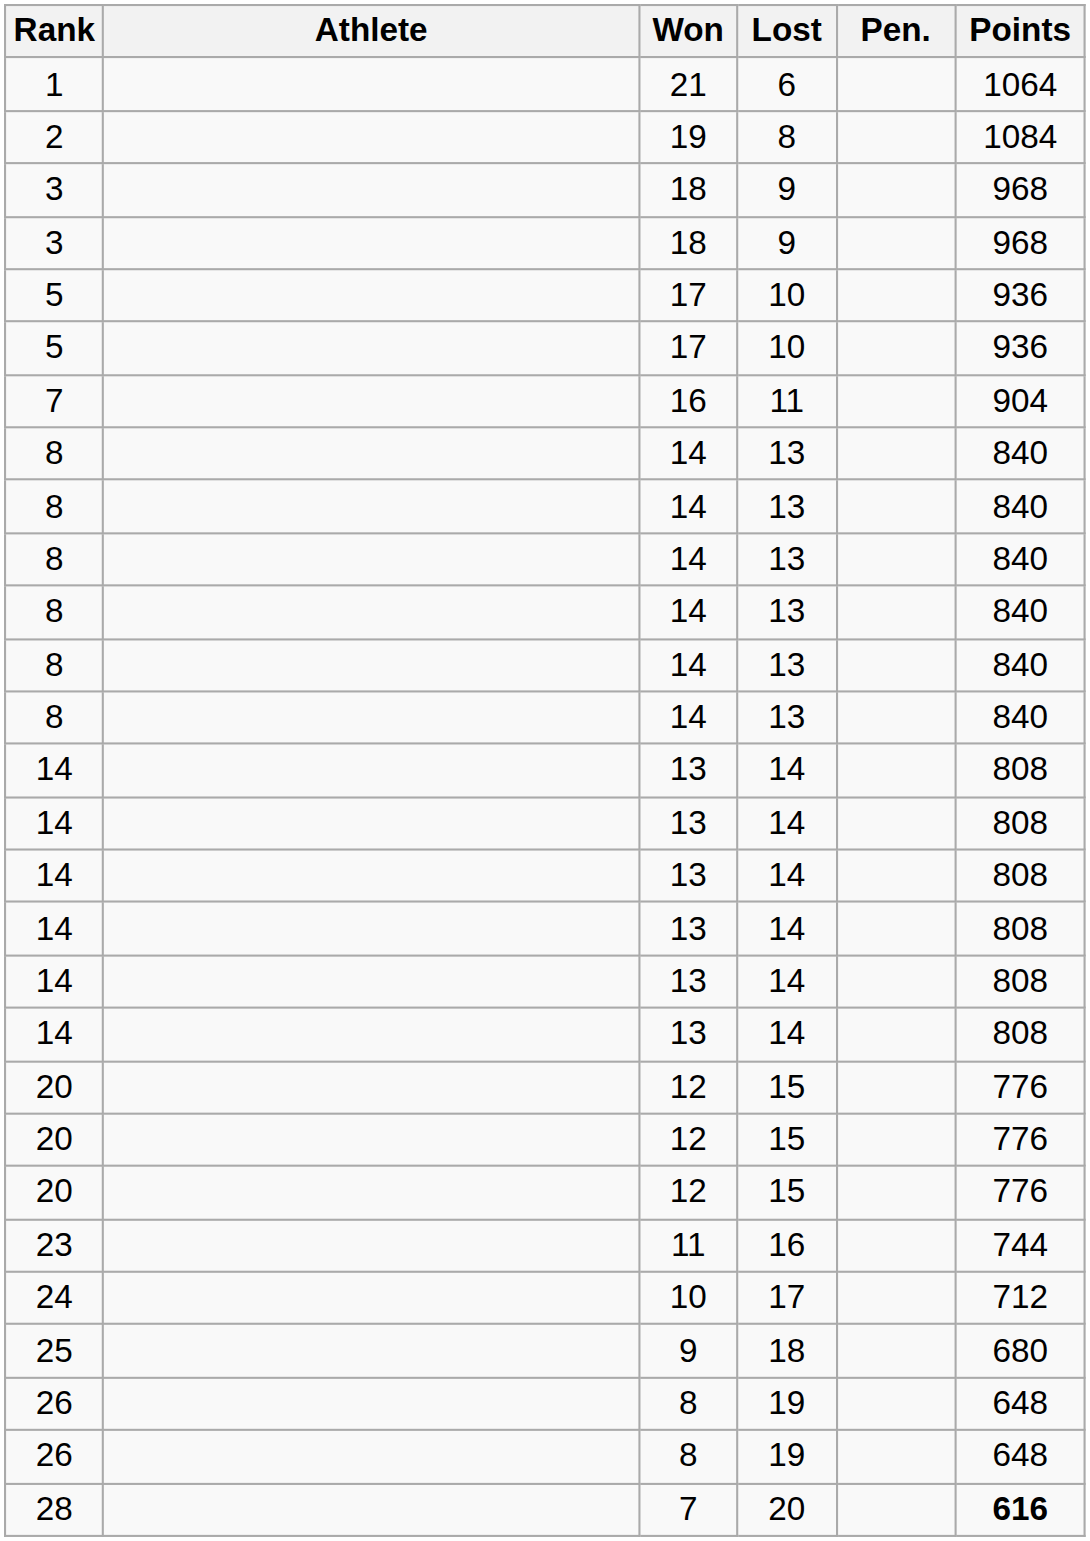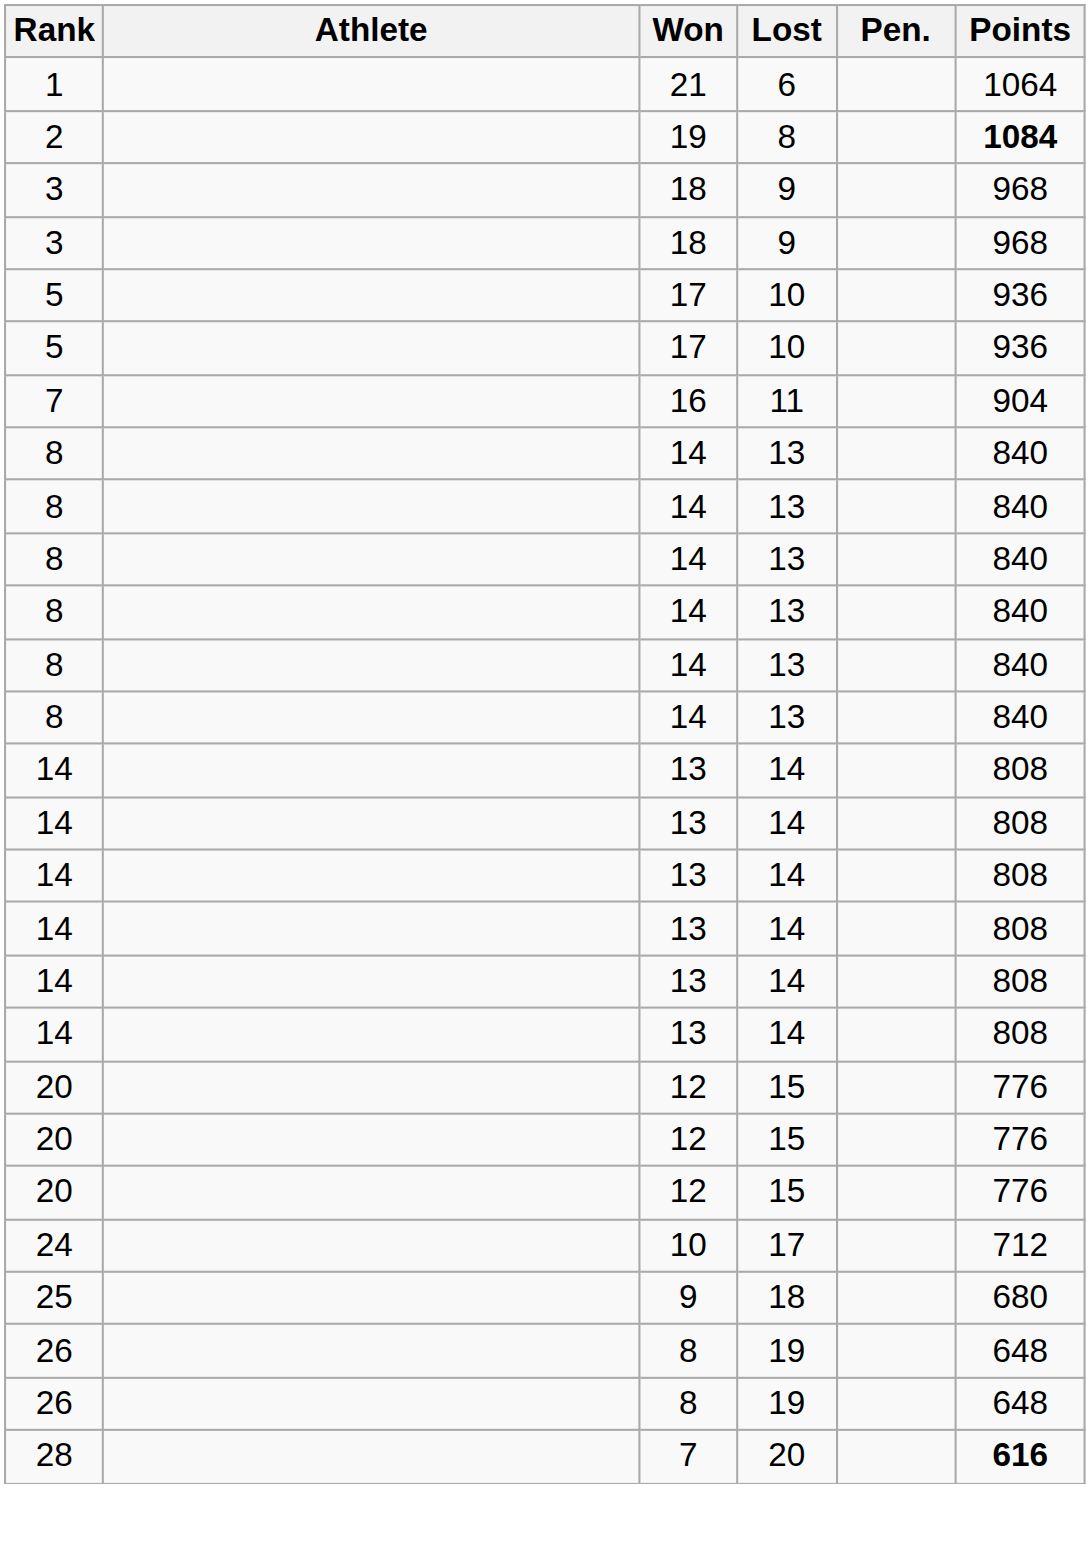(1020, 136) normal -> (1020, 136) bold
- row: (54, 1244)
